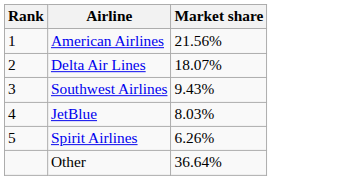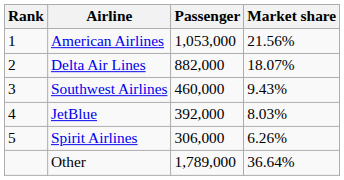+ column: (207, 16)
